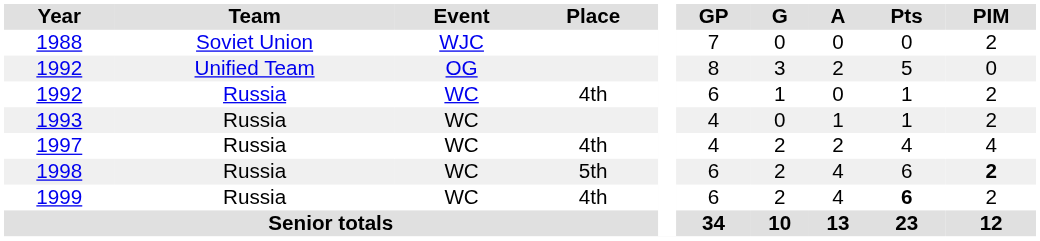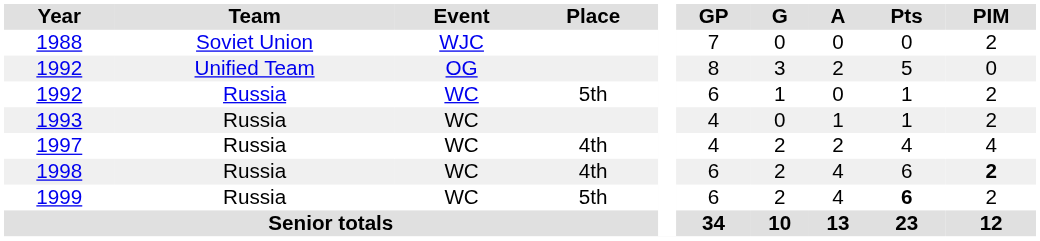(593, 94) 4th -> (593, 94) 5th
(593, 171) 5th -> (593, 171) 4th
(593, 197) 4th -> (593, 197) 5th
